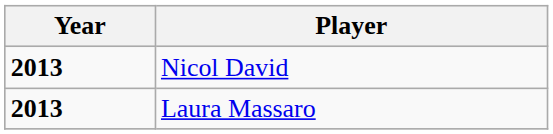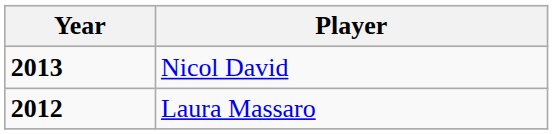(37, 108) 2013 -> (37, 108) 2012
